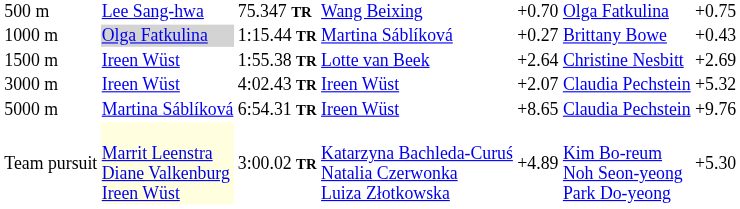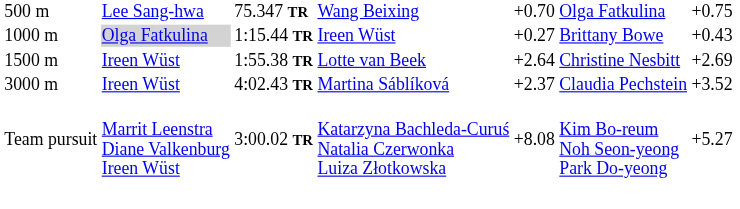(387, 35) Martina Sáblíková -> (357, 35) Ireen Wüst
(360, 84) Ireen Wüst -> (383, 84) Martina Sáblíková
(538, 84) +2.07 -> (534, 84) +2.37
(716, 84) +5.32 -> (712, 84) +3.52
- row: (277, 108)
(166, 173) lightyellow background -> (166, 148) no background
(538, 163) +4.89 -> (534, 138) +8.08
(716, 163) +5.30 -> (712, 138) +5.27
